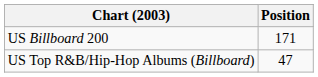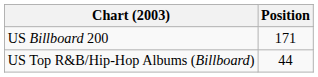(285, 60) 47 -> (285, 60) 44
